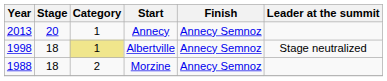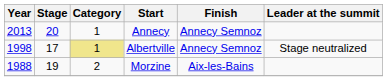(52, 48) 18 -> (52, 48) 17
(52, 66) 18 -> (52, 66) 19
(221, 66) Annecy Semnoz -> (221, 66) Aix-les-Bains
